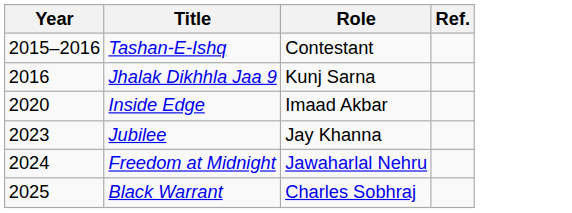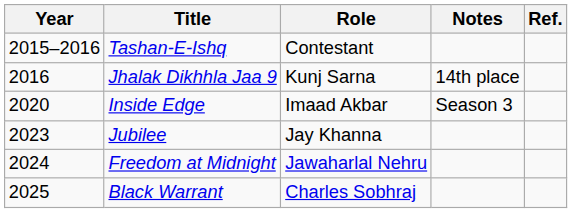+ column: (478, 18)
